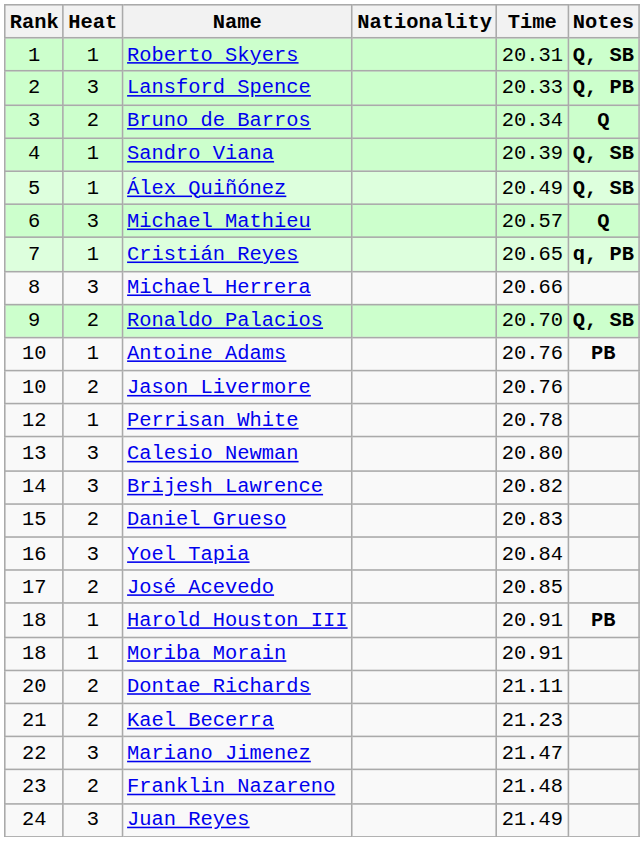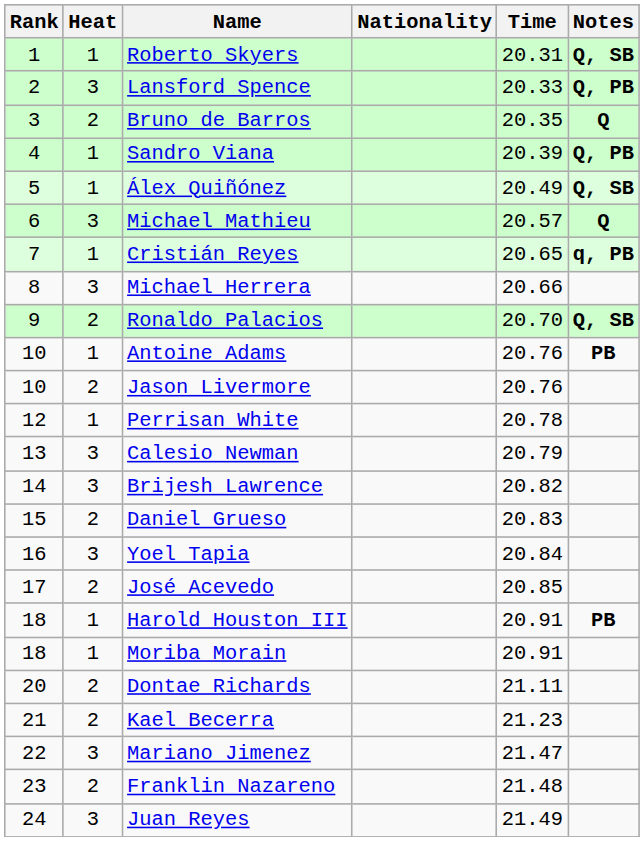(532, 121) 20.34 -> (532, 121) 20.35
(603, 154) Q, SB -> (603, 154) Q, PB
(532, 454) 20.80 -> (532, 454) 20.79
